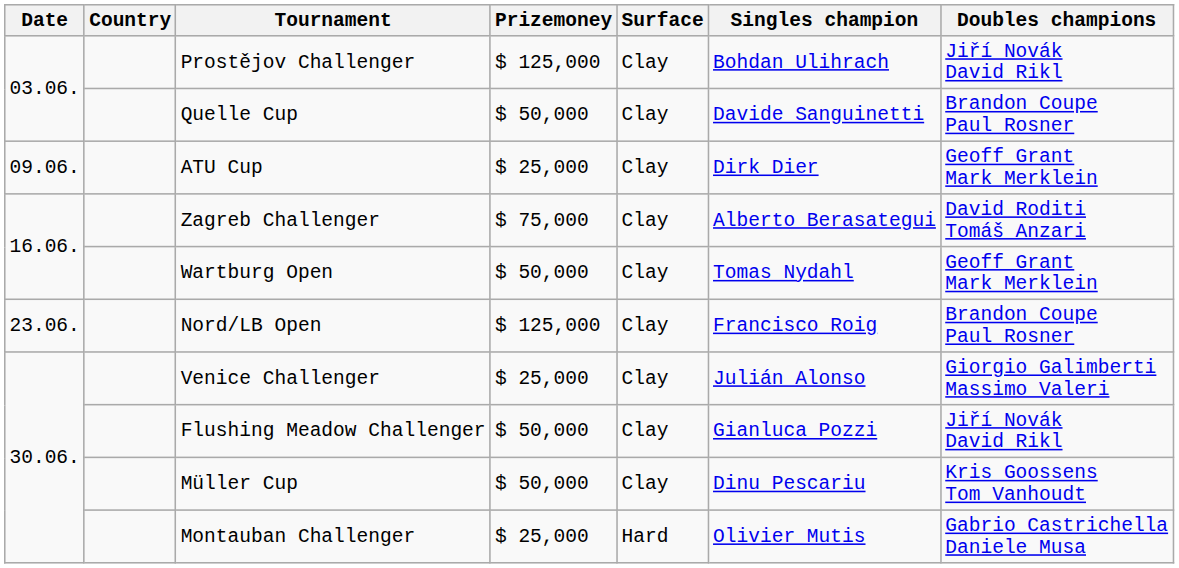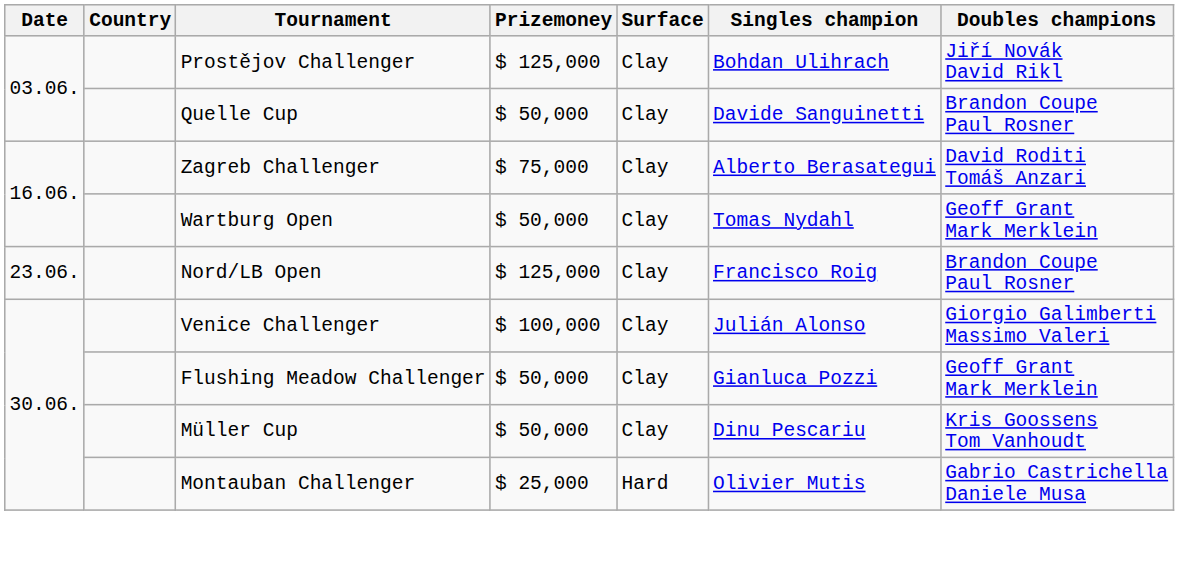- row: (222, 167)
(542, 378) $ 25,000 -> (548, 326) $ 100,000
(1004, 431) Jiří Novák David Rikl -> (1021, 378) Geoff Grant Mark Merklein
